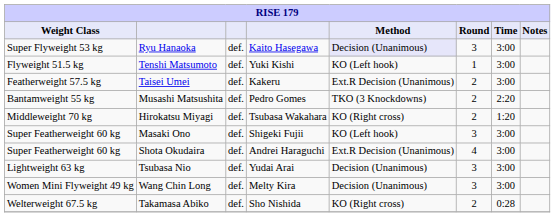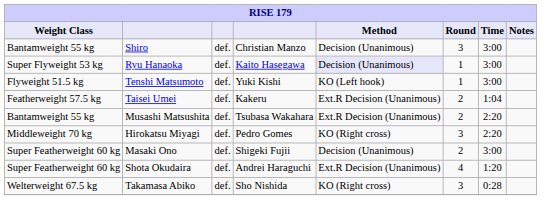+ row: (137, 47)
(474, 47) 3 -> (461, 64) 1
(506, 82) 3:00 -> (492, 99) 1:04
(277, 99) Pedro Gomes -> (274, 116) Tsubasa Wakahara
(379, 99) TKO (3 Knockdowns) -> (379, 116) Ext.R Decision (Unanimous)
(288, 116) Tsubasa Wakahara -> (264, 134) Pedro Gomes
(474, 116) 2 -> (461, 134) 3
(506, 116) 1:20 -> (492, 134) 2:20
(365, 134) KO (Left hook) -> (366, 151) Decision (Unanimous)
(474, 134) 3 -> (461, 151) 2
(506, 151) 3:00 -> (492, 168) 1:20
- row: (165, 168)
- row: (175, 185)
(474, 203) 2 -> (461, 185) 3
